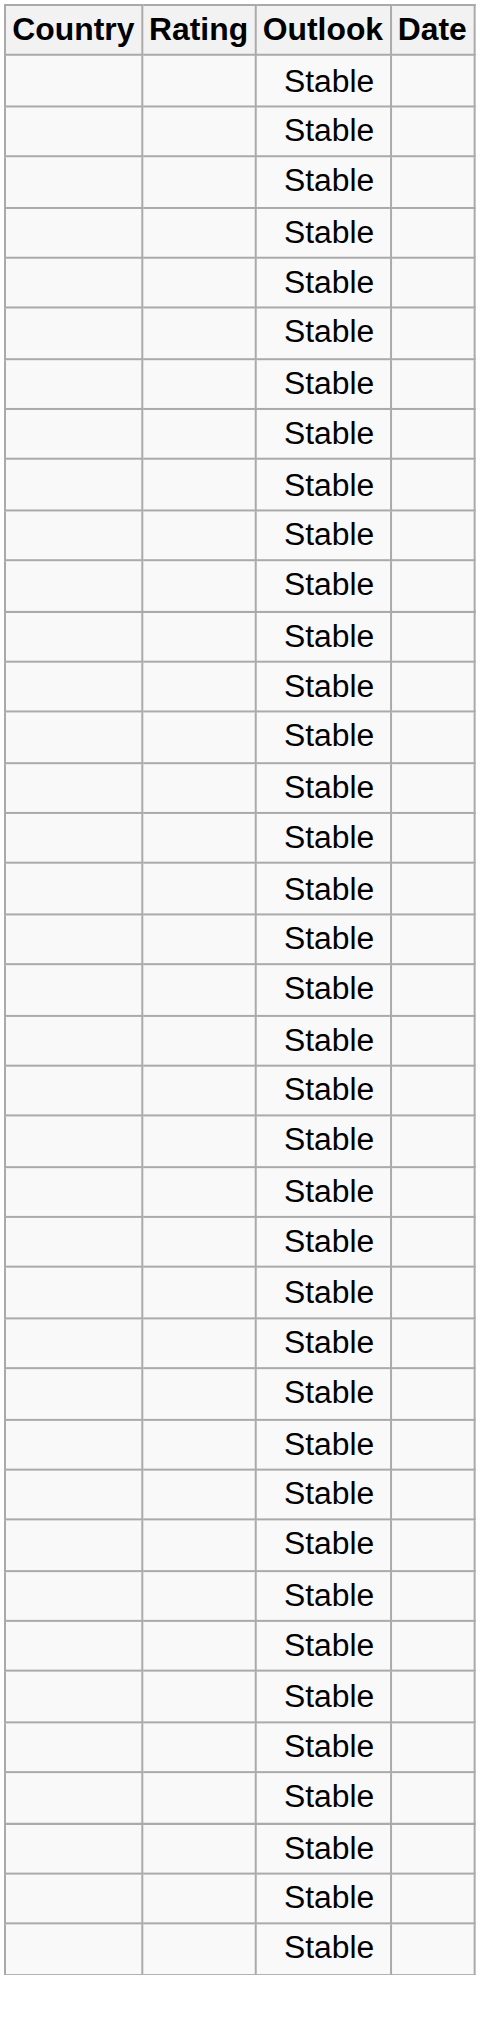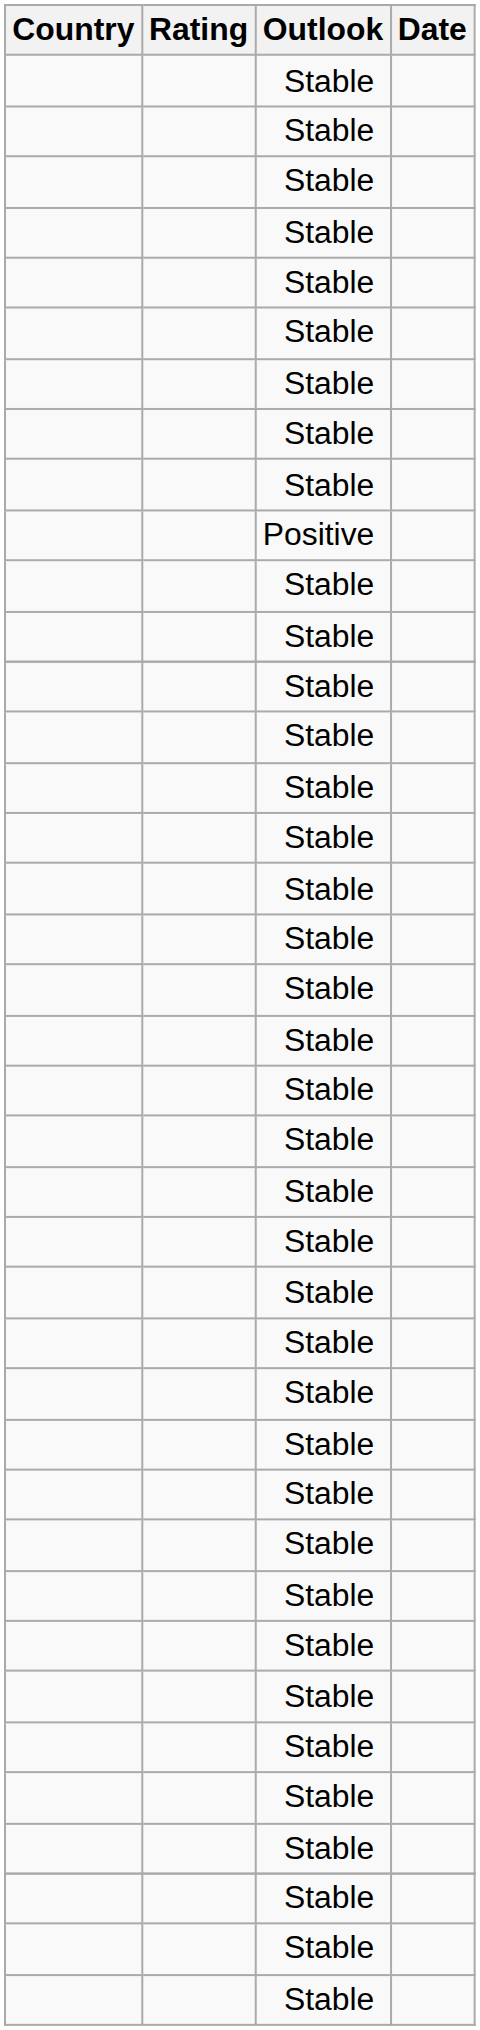+ row: (73, 535)
